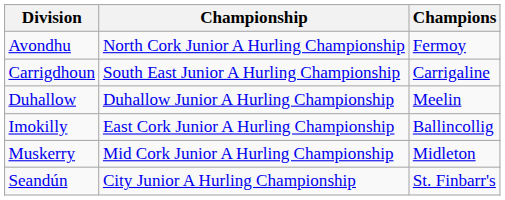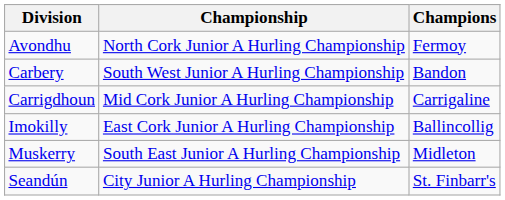+ row: (36, 72)
(252, 72) South East Junior A Hurling Championship -> (248, 99) Mid Cork Junior A Hurling Championship
- row: (42, 99)
(248, 153) Mid Cork Junior A Hurling Championship -> (252, 153) South East Junior A Hurling Championship
